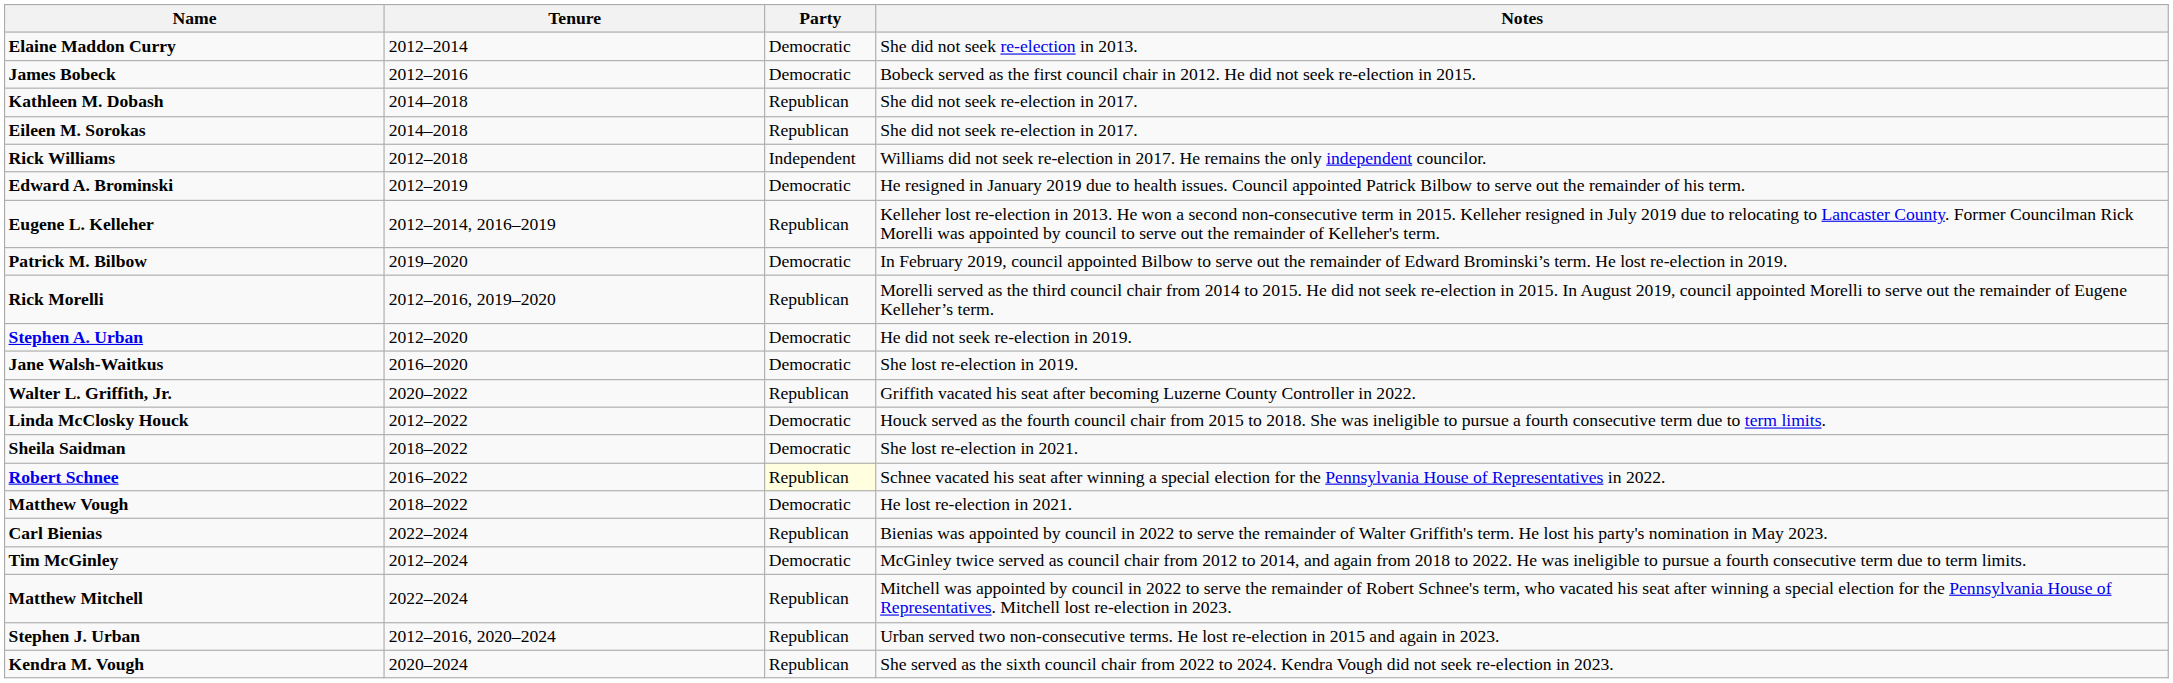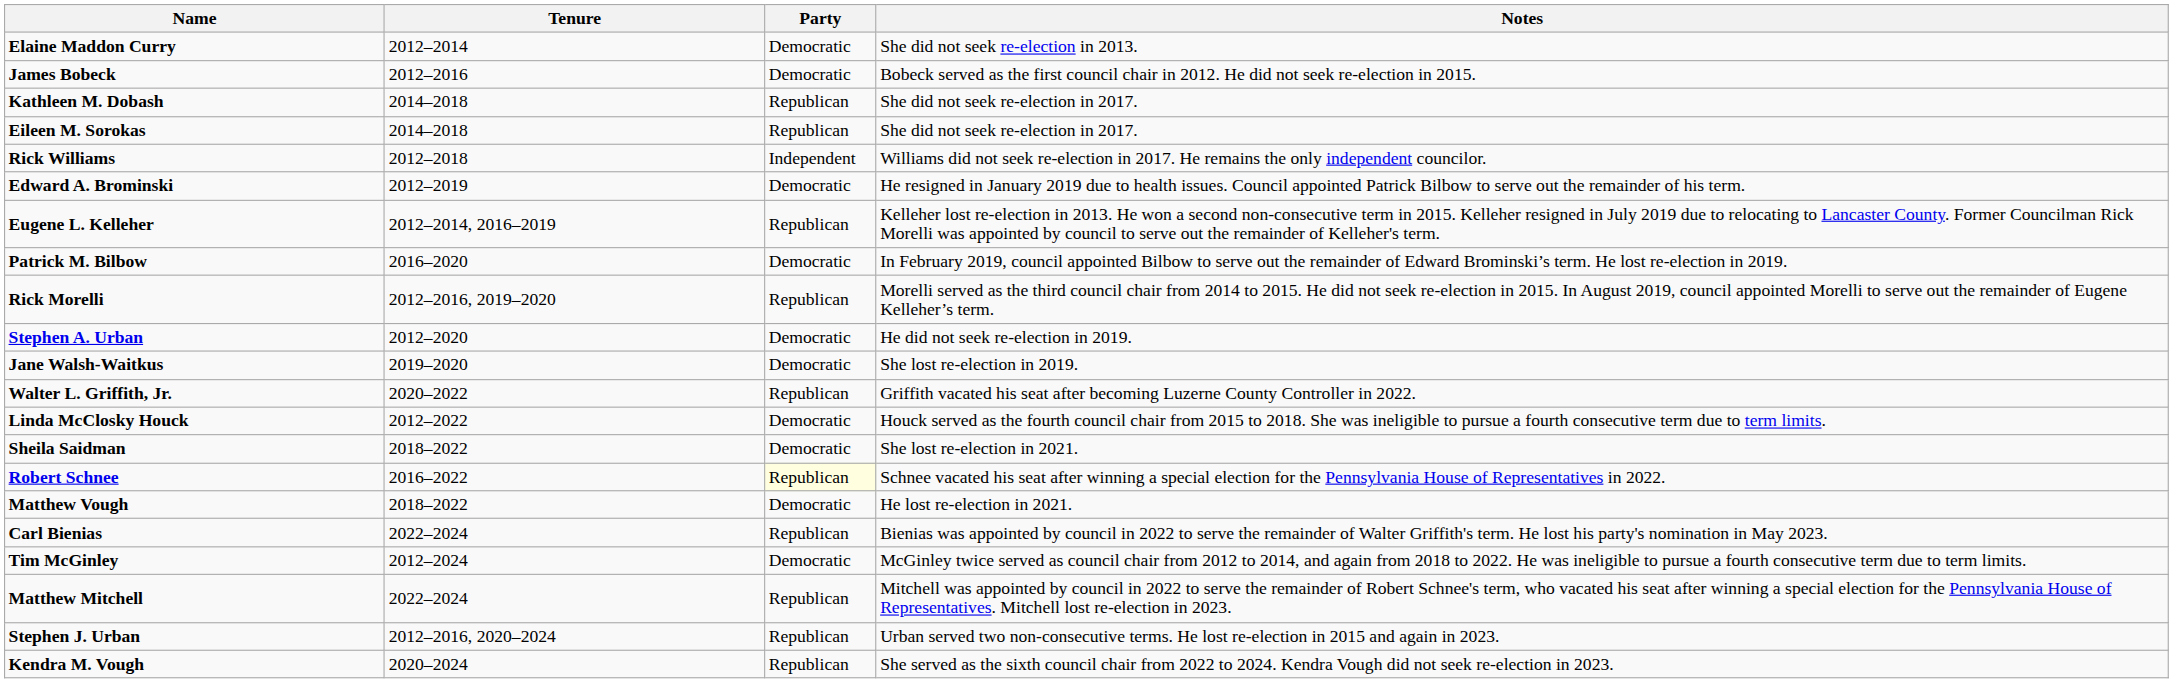(428, 261) 2019–2020 -> (428, 261) 2016–2020
(428, 365) 2016–2020 -> (428, 365) 2019–2020
